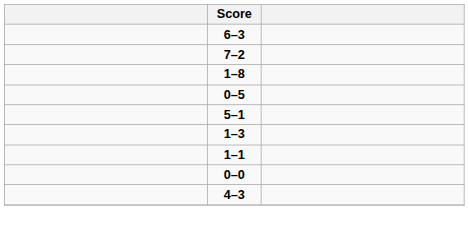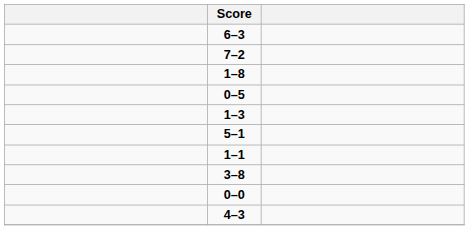rows swapped: (234, 114) <-> (234, 134)
+ row: (234, 174)
